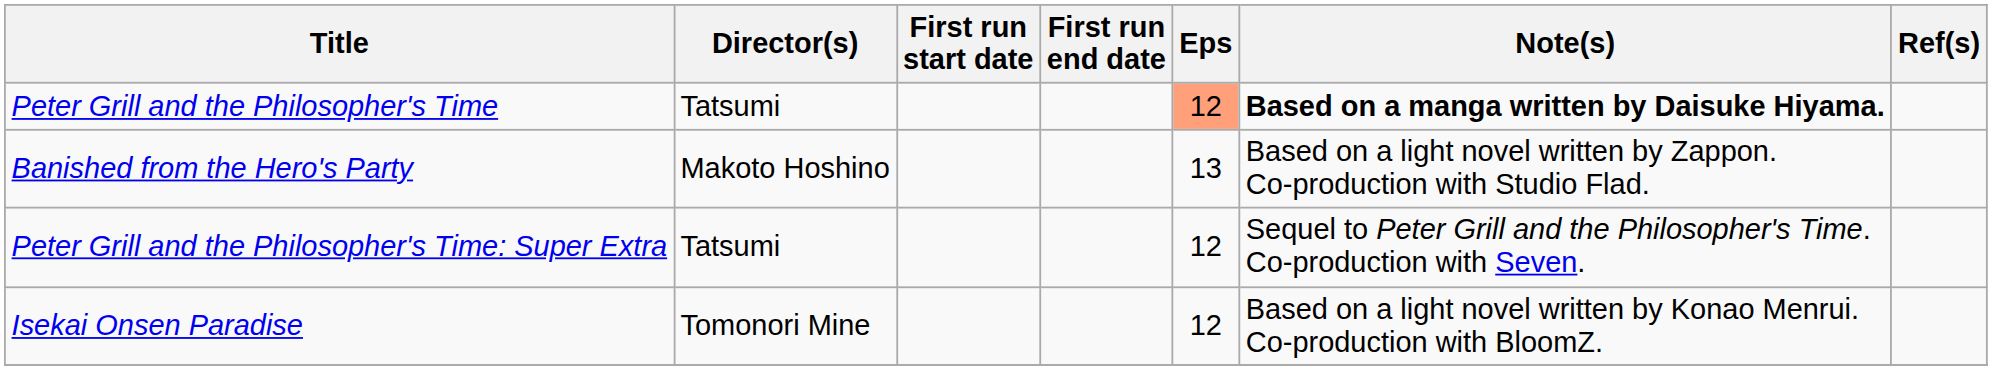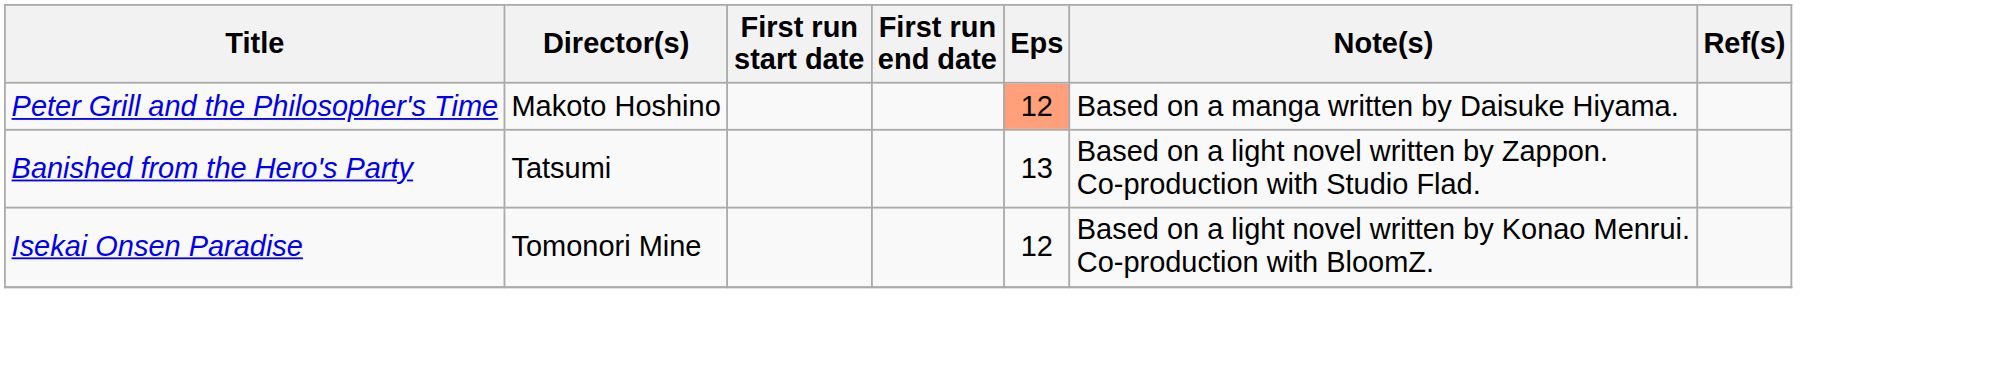(730, 105) Tatsumi -> (616, 105) Makoto Hoshino
(1565, 105) bold -> (1378, 105) normal
(785, 168) Makoto Hoshino -> (561, 168) Tatsumi
- row: (339, 246)
